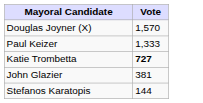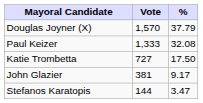+ column: (183, 12)
(143, 59) bold -> (143, 59) normal
